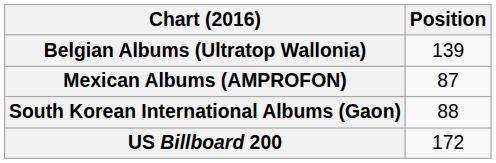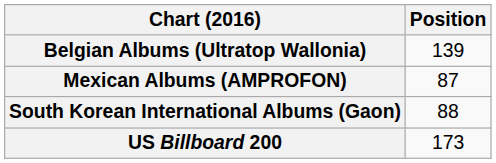(448, 142) 172 -> (448, 142) 173
